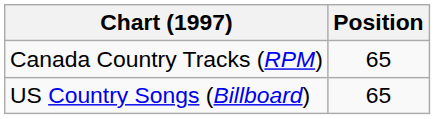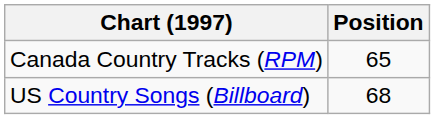(378, 95) 65 -> (378, 95) 68
